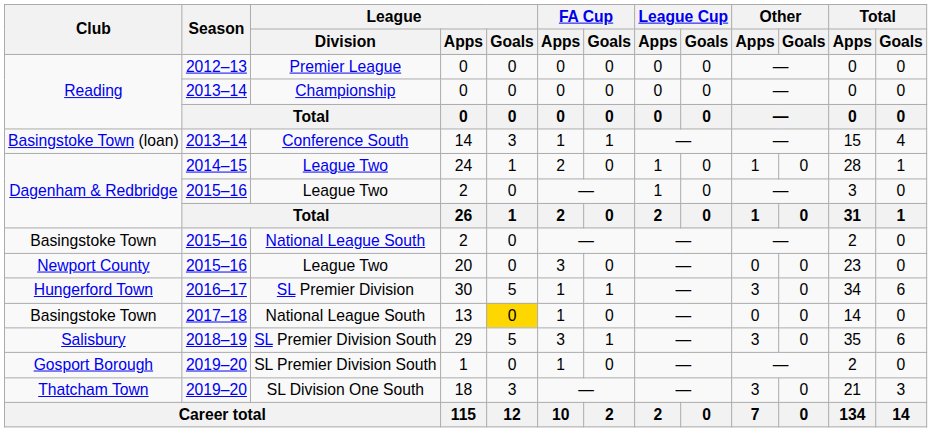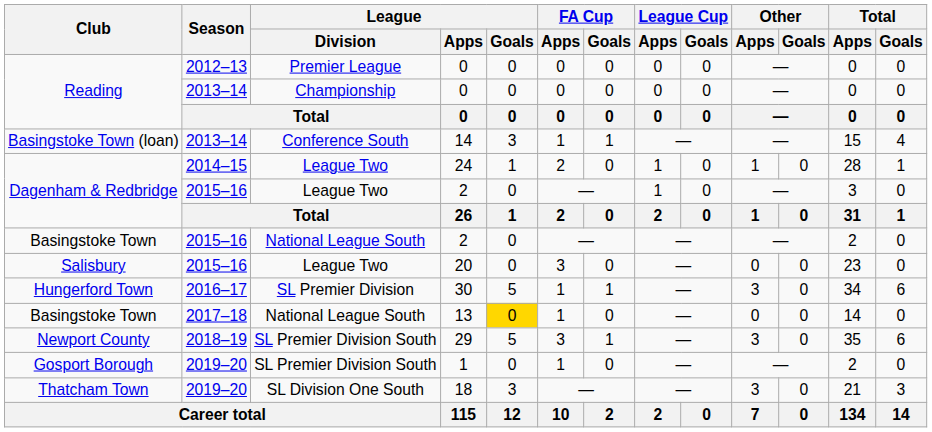(93, 265) Newport County -> (93, 265) Salisbury
(93, 340) Salisbury -> (93, 340) Newport County
